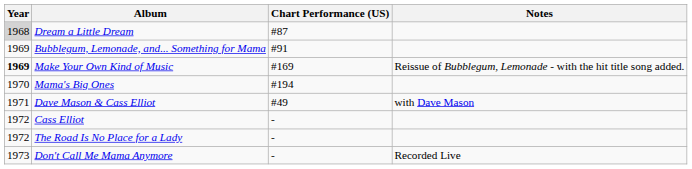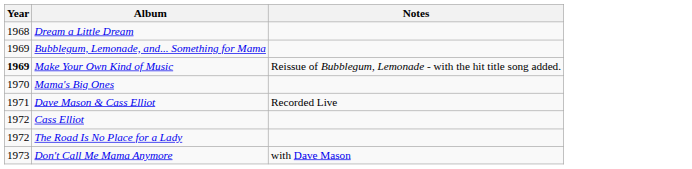- column: (330, 13)
(18, 31) lightgrey background -> (18, 31) no background
(434, 102) with Dave Mason -> (304, 102) Recorded Live
(428, 155) Recorded Live -> (311, 155) with Dave Mason
